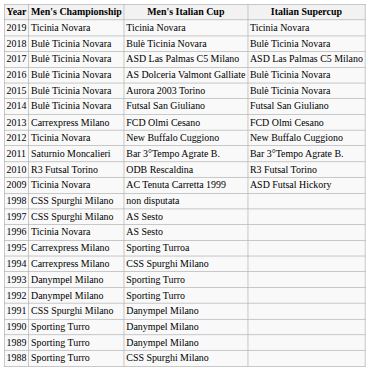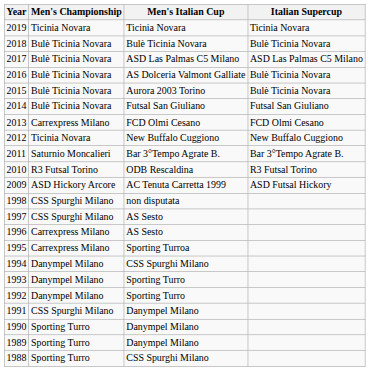(61, 185) Ticinia Novara -> (73, 185) ASD Hickory Arcore
(61, 232) Ticinia Novara -> (70, 232) Carrexpress Milano
(70, 264) Carrexpress Milano -> (67, 264) Danympel Milano
